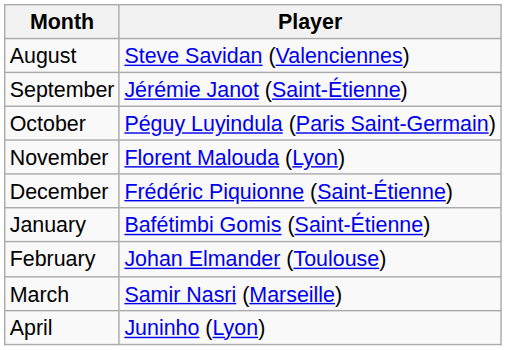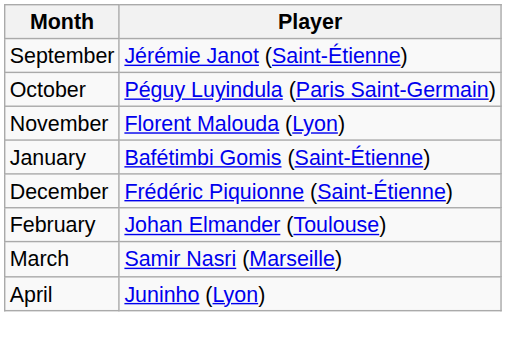- row: (43, 56)
rows swapped: (59, 191) <-> (48, 225)
